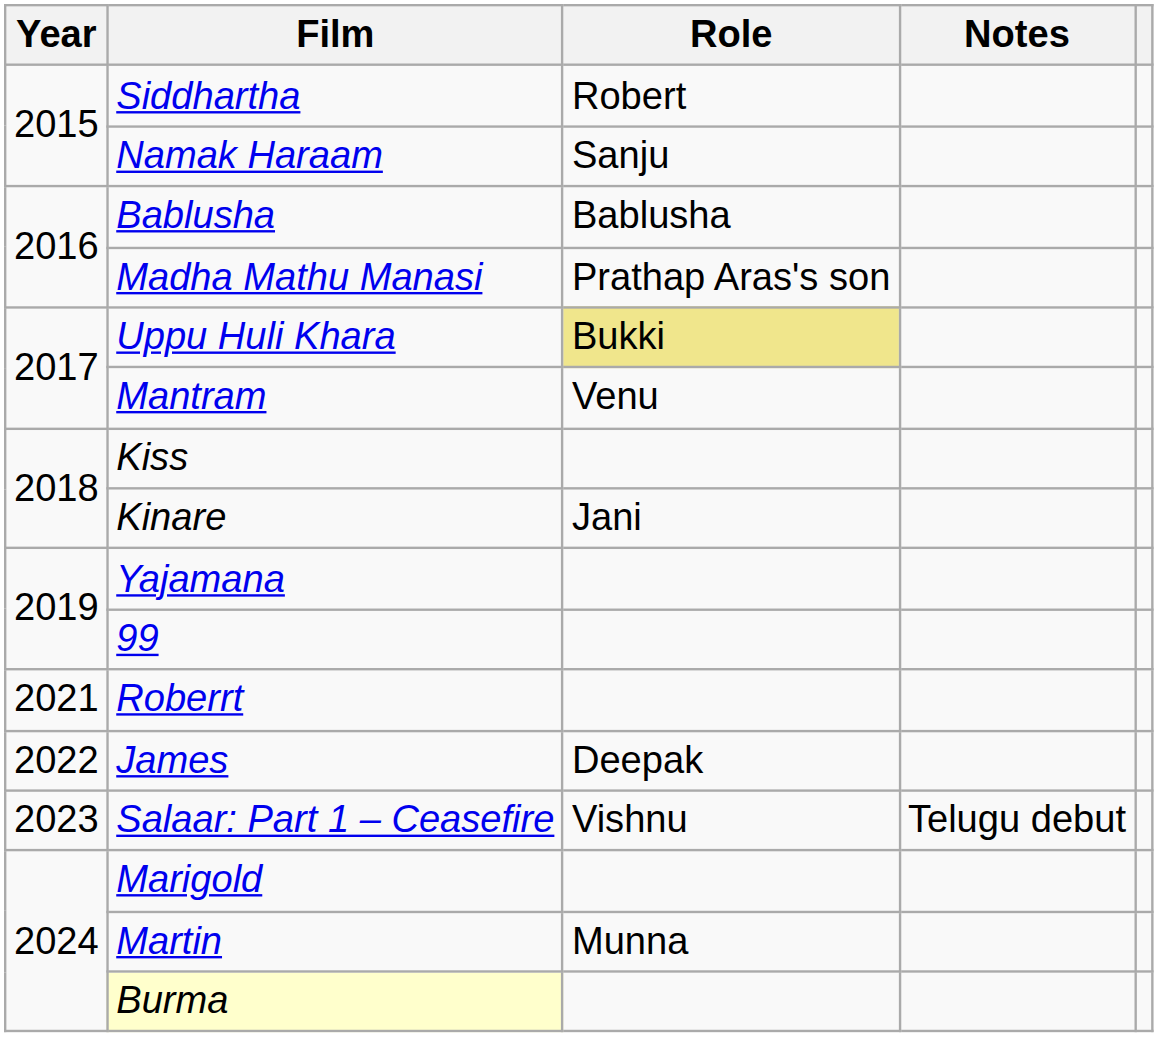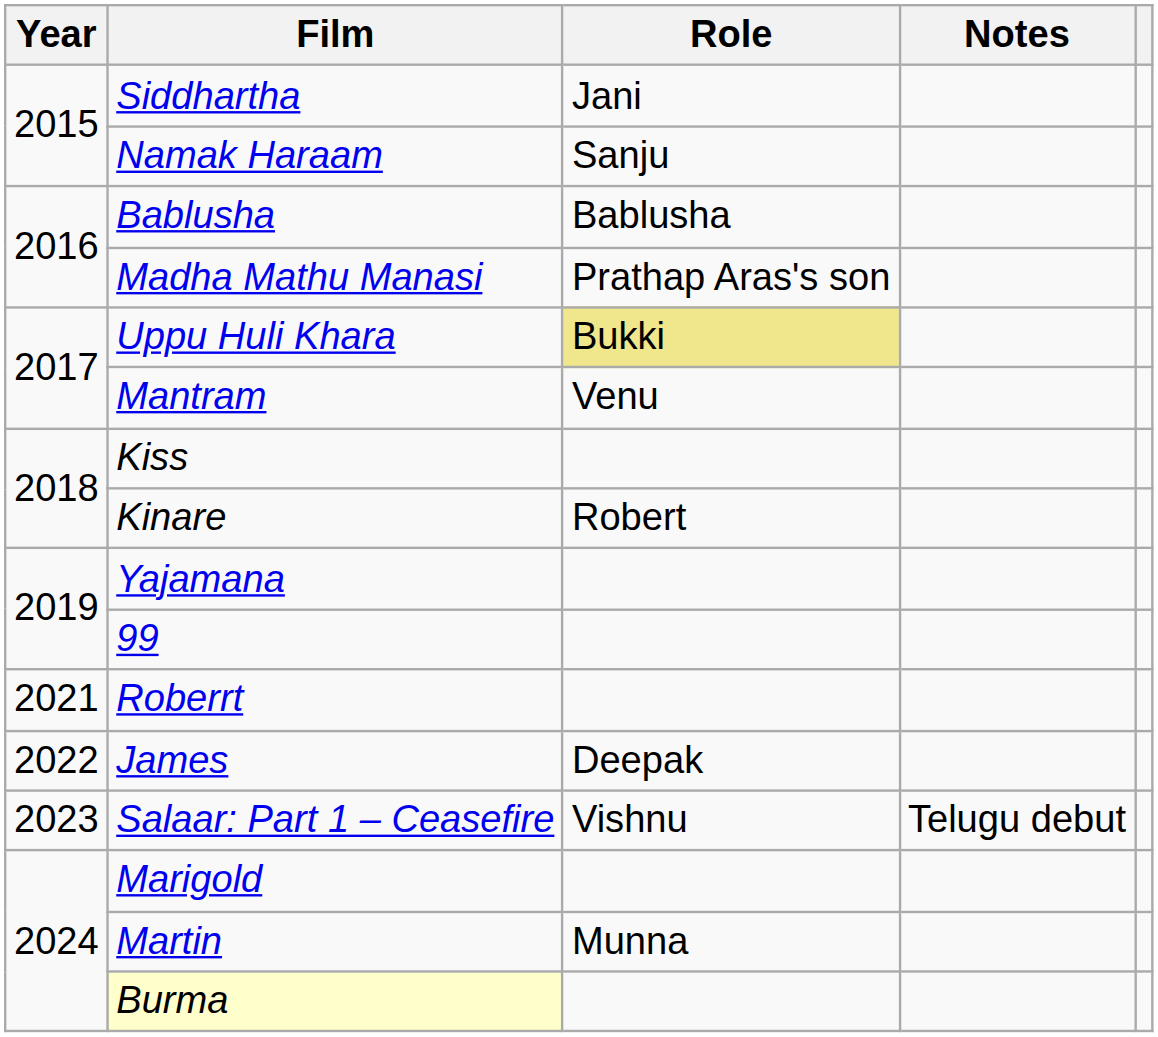(629, 95) Robert -> (607, 95) Jani
(607, 517) Jani -> (629, 517) Robert
